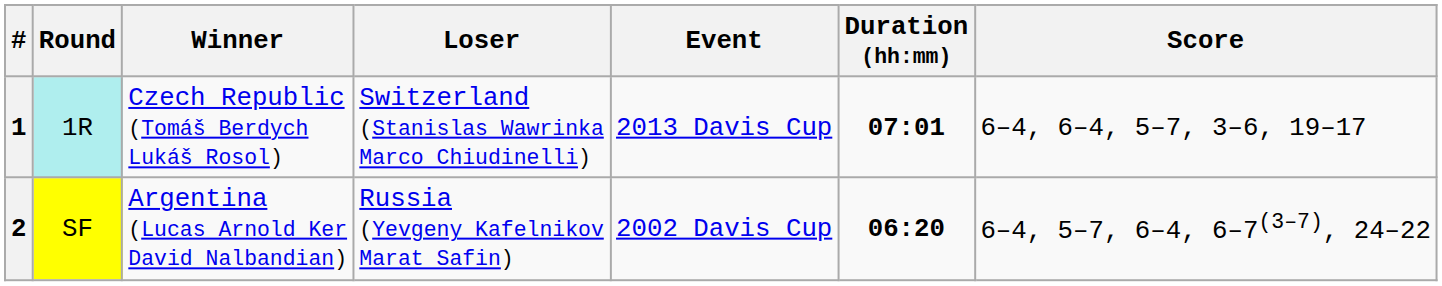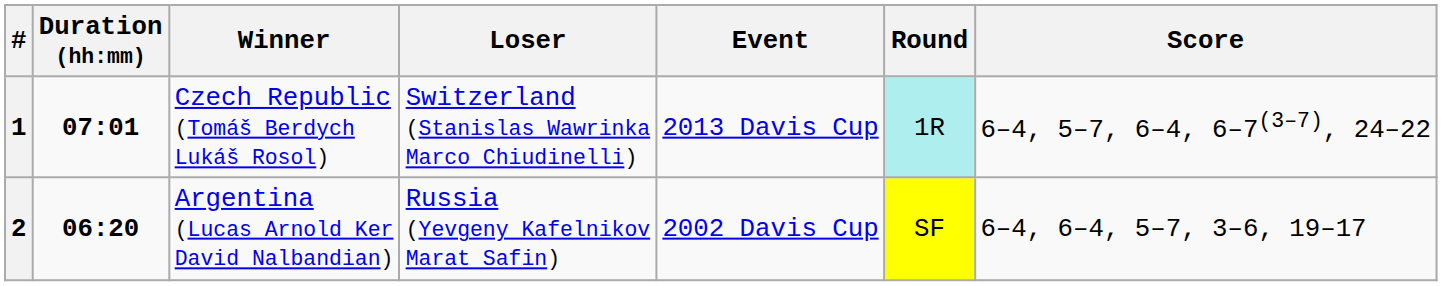columns swapped: (906, 40) <-> (77, 41)
(1173, 127) 6–4, 6–4, 5–7, 3–6, 19–17 -> (1206, 127) 6–4, 5–7, 6–4, 6–7(3–7), 24–22
(1206, 229) 6–4, 5–7, 6–4, 6–7(3–7), 24–22 -> (1173, 229) 6–4, 6–4, 5–7, 3–6, 19–17
